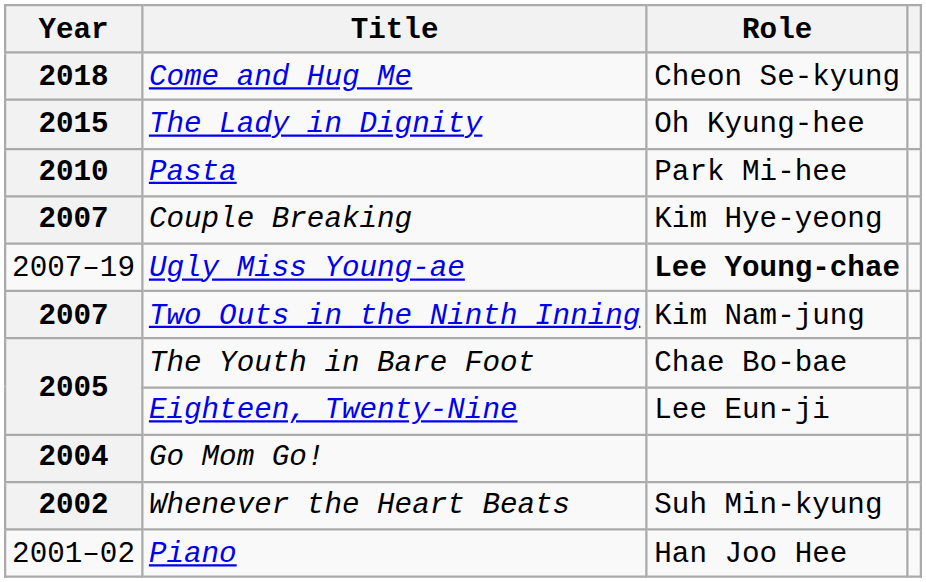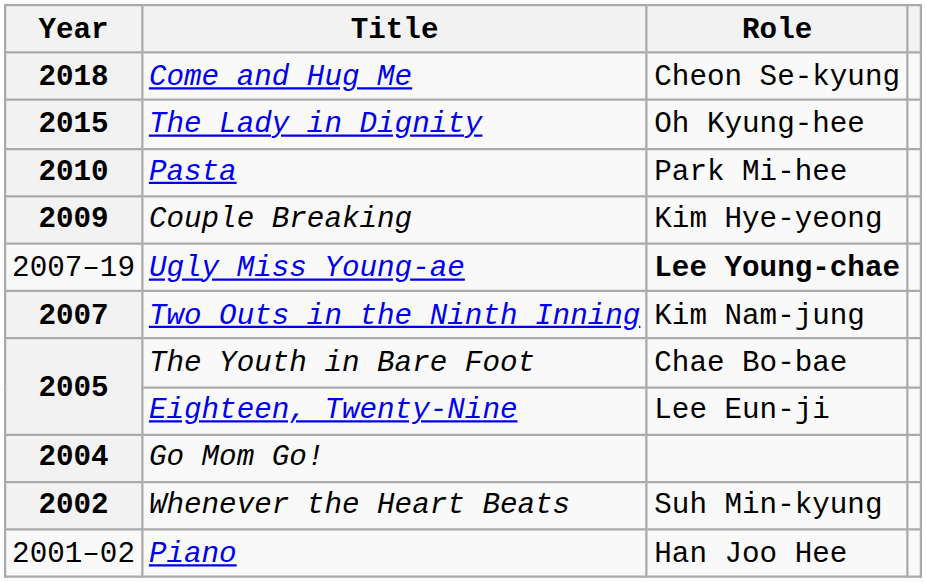(74, 220) 2007 -> (74, 220) 2009
